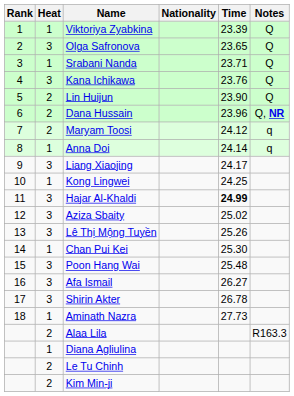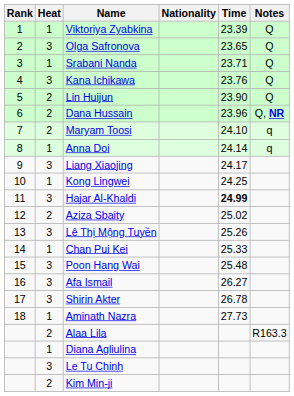(234, 131) 24.12 -> (234, 131) 24.10
(49, 215) 3 -> (49, 215) 2
(234, 249) 25.30 -> (234, 249) 25.33
(49, 367) 2 -> (49, 367) 3
